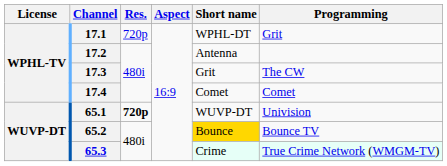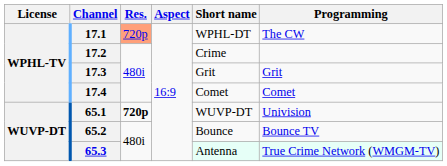(135, 33) no background -> (135, 33) lightsalmon background
(272, 33) Grit -> (283, 33) The CW
(216, 53) Antenna -> (211, 53) Crime
(283, 72) The CW -> (272, 72) Grit
(214, 131) gold background -> (214, 131) no background
(211, 151) Crime -> (216, 151) Antenna
